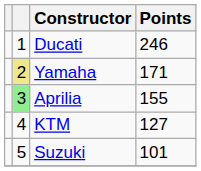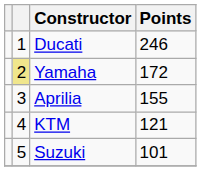(154, 71) 171 -> (154, 71) 172
(21, 98) lightgreen background -> (21, 98) no background
(154, 125) 127 -> (154, 125) 121
